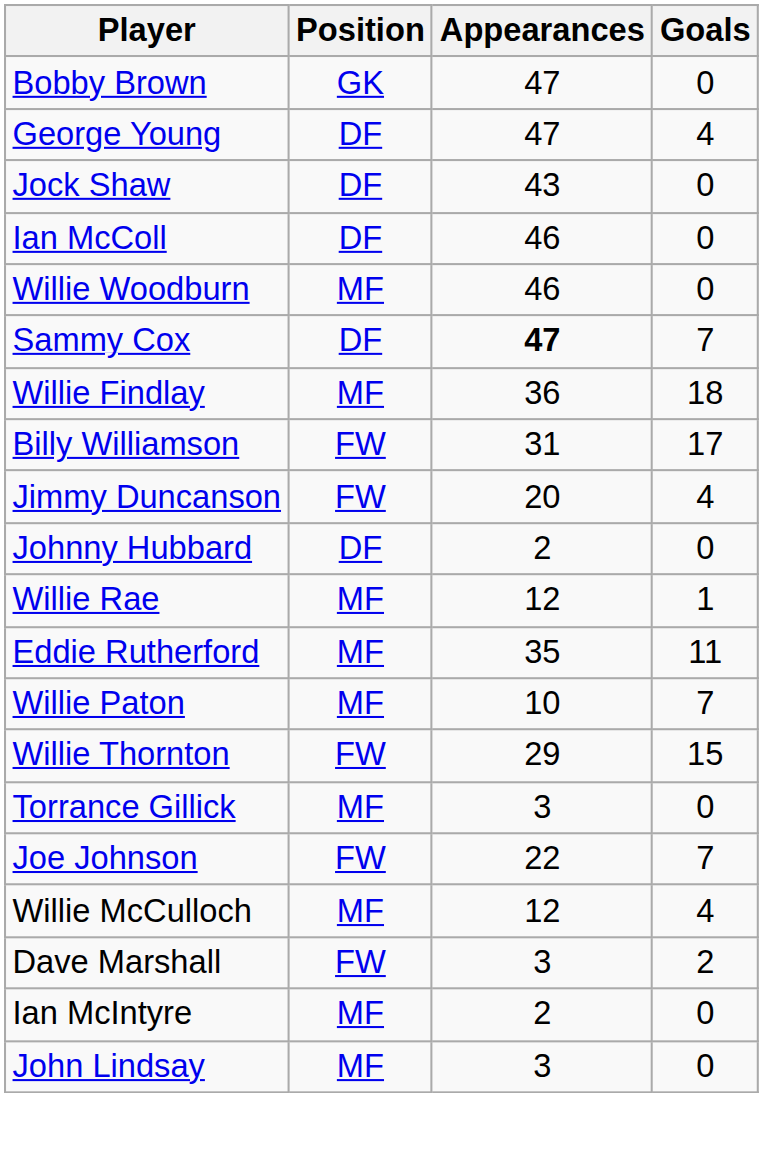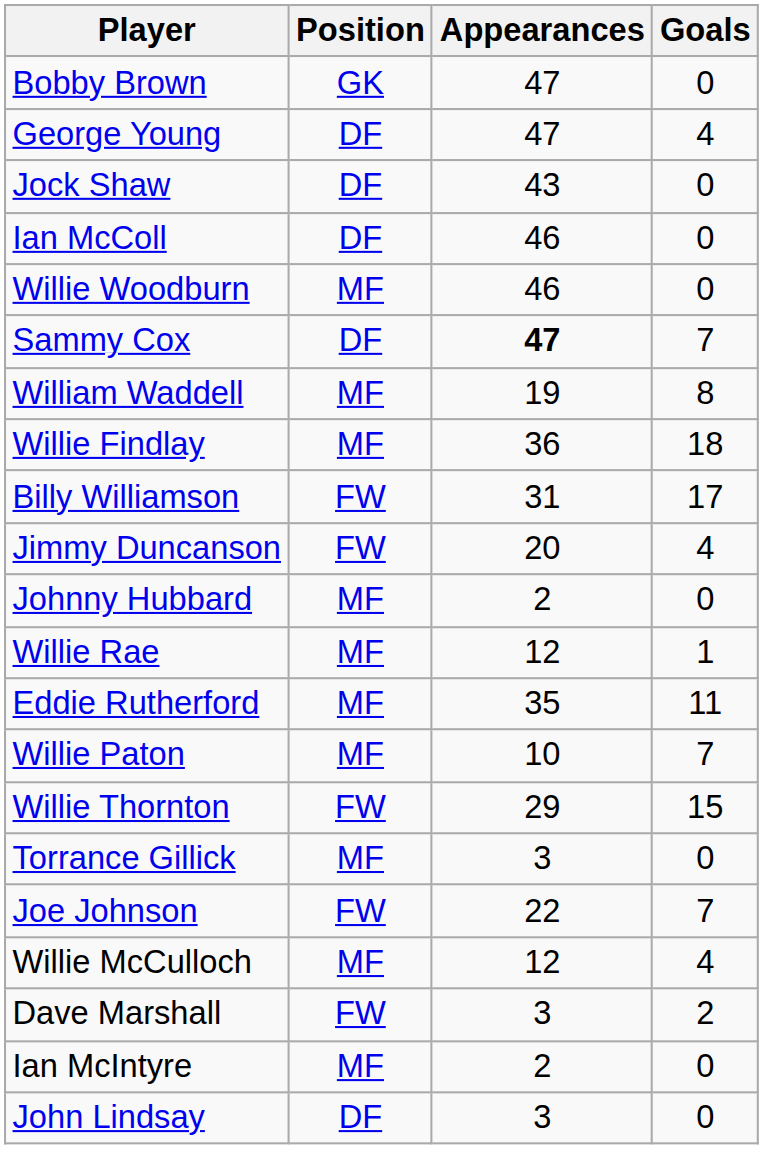+ row: (128, 392)
(360, 548) DF -> (360, 599) MF
(360, 1065) MF -> (360, 1117) DF
